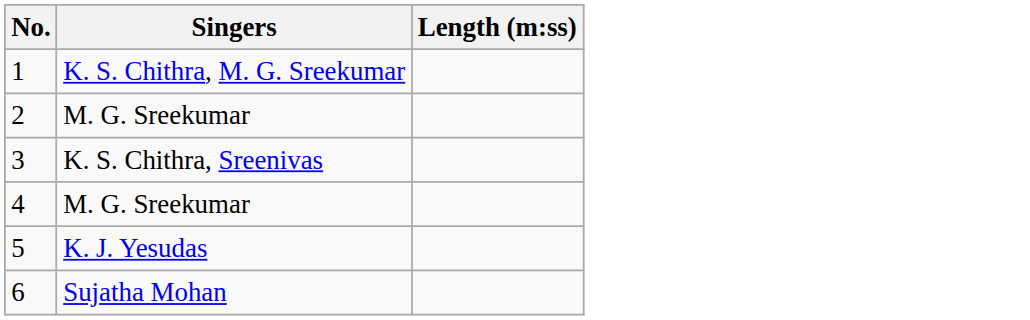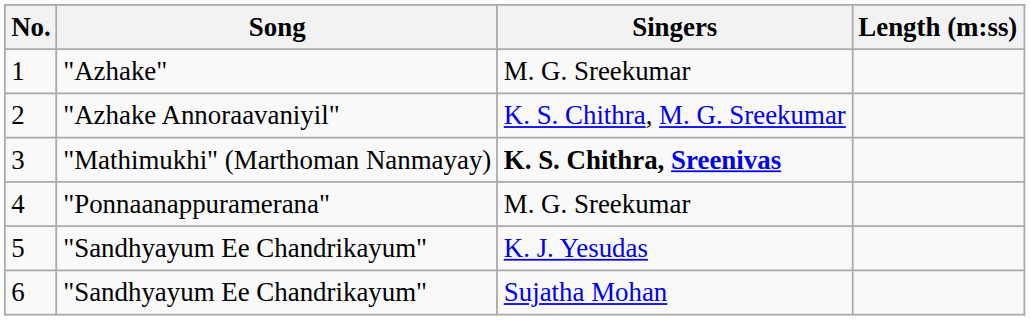+ column: (277, 26)
(234, 71) K. S. Chithra, M. G. Sreekumar -> (597, 71) M. G. Sreekumar
(157, 115) M. G. Sreekumar -> (675, 115) K. S. Chithra, M. G. Sreekumar
(193, 159) normal -> (642, 159) bold
